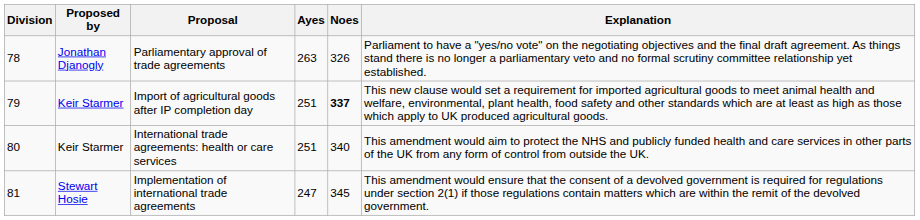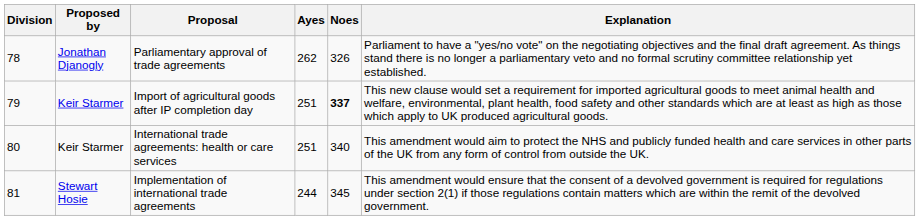(307, 58) 263 -> (307, 58) 262
(307, 192) 247 -> (307, 192) 244
